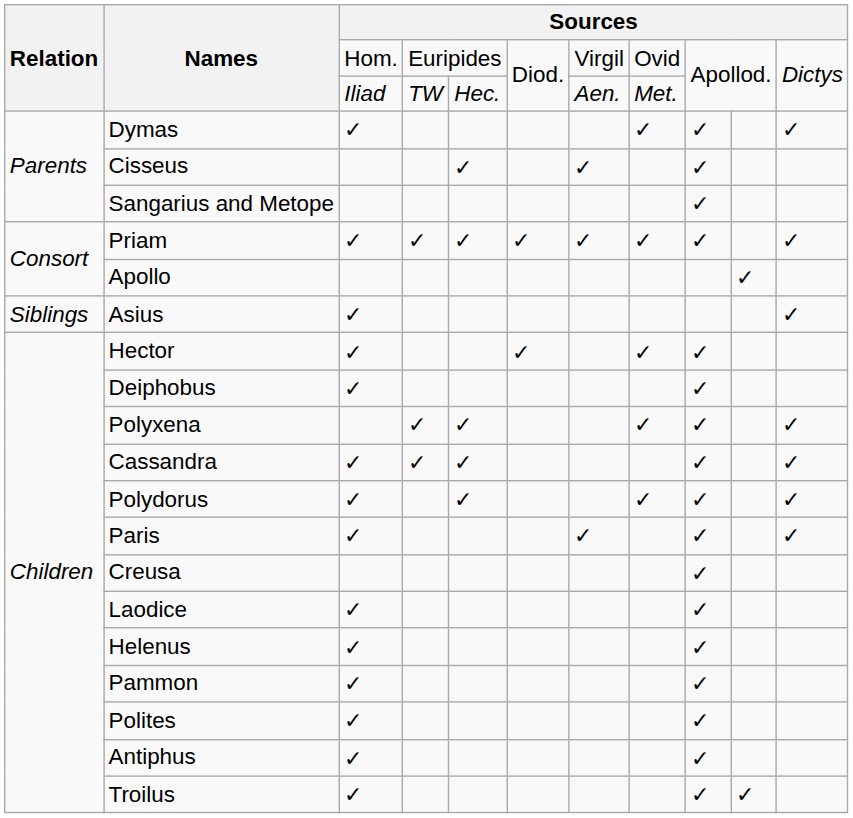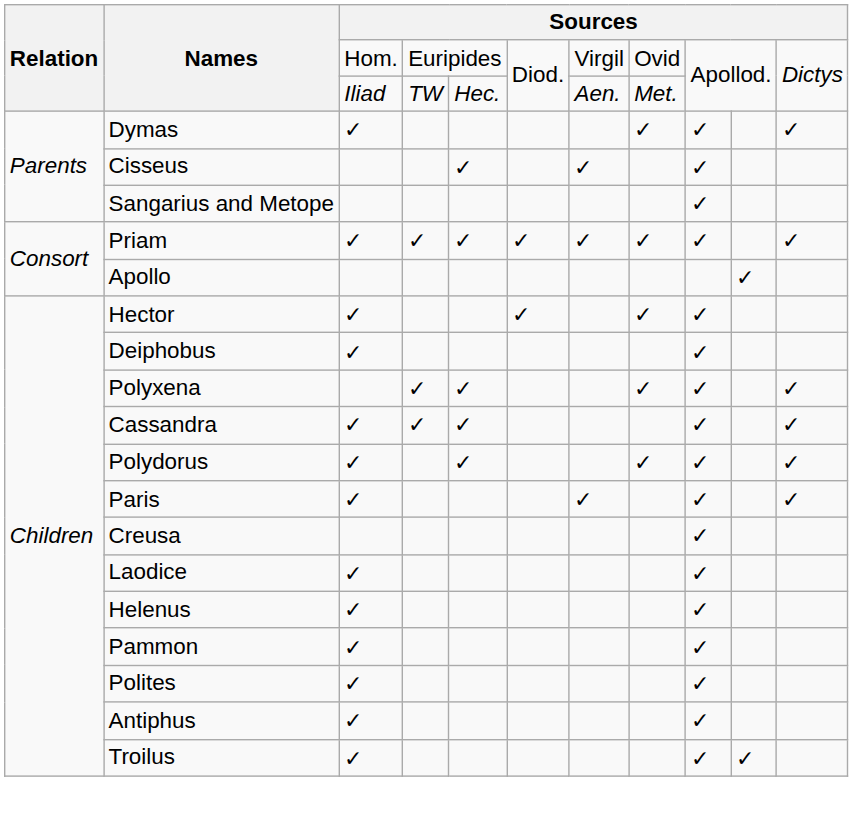- row: (136, 314)
